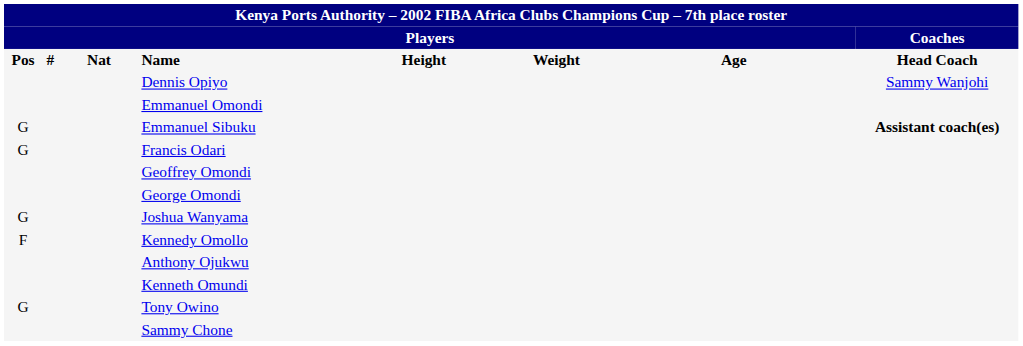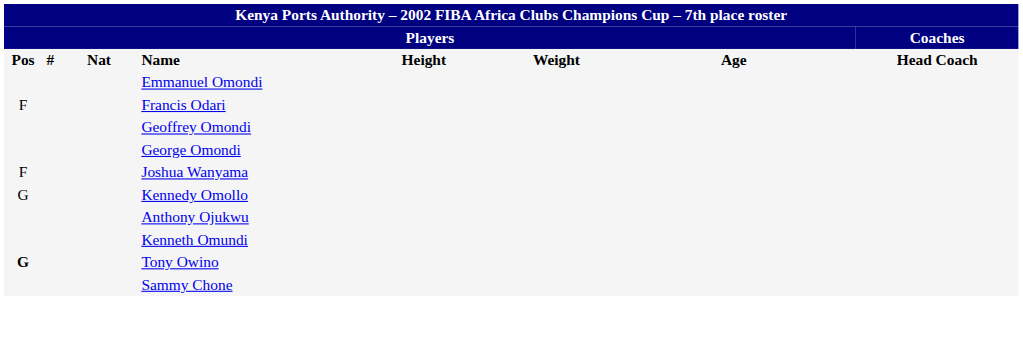- row: (184, 82)
- row: (198, 127)
(23, 150) G -> (23, 105) F
(23, 217) G -> (23, 172) F
(23, 239) F -> (23, 194) G
(23, 307) normal -> (23, 262) bold
